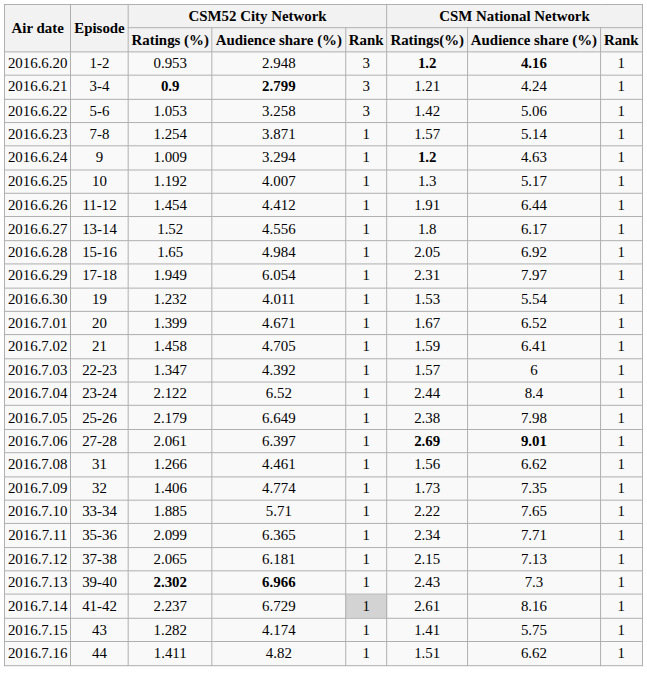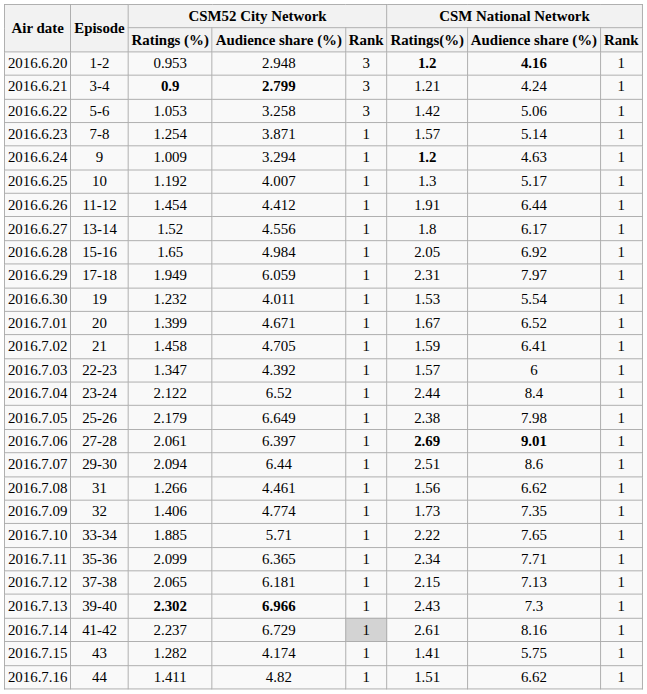(279, 275) 6.054 -> (279, 275) 6.059
+ row: (38, 464)
